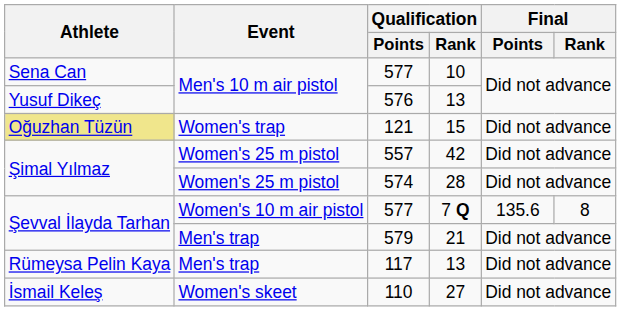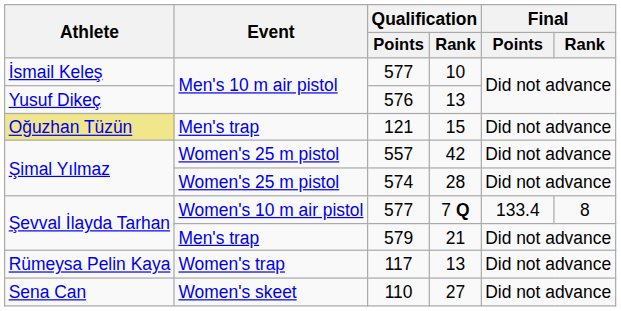(47, 72) Sena Can -> (56, 72) İsmail Keleş
(232, 127) Women's trap -> (219, 127) Men's trap
(518, 210) 135.6 -> (518, 210) 133.4
(219, 265) Men's trap -> (232, 265) Women's trap
(56, 292) İsmail Keleş -> (47, 292) Sena Can
